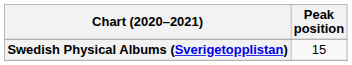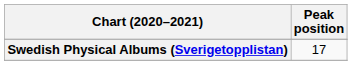(319, 49) 15 -> (319, 49) 17
